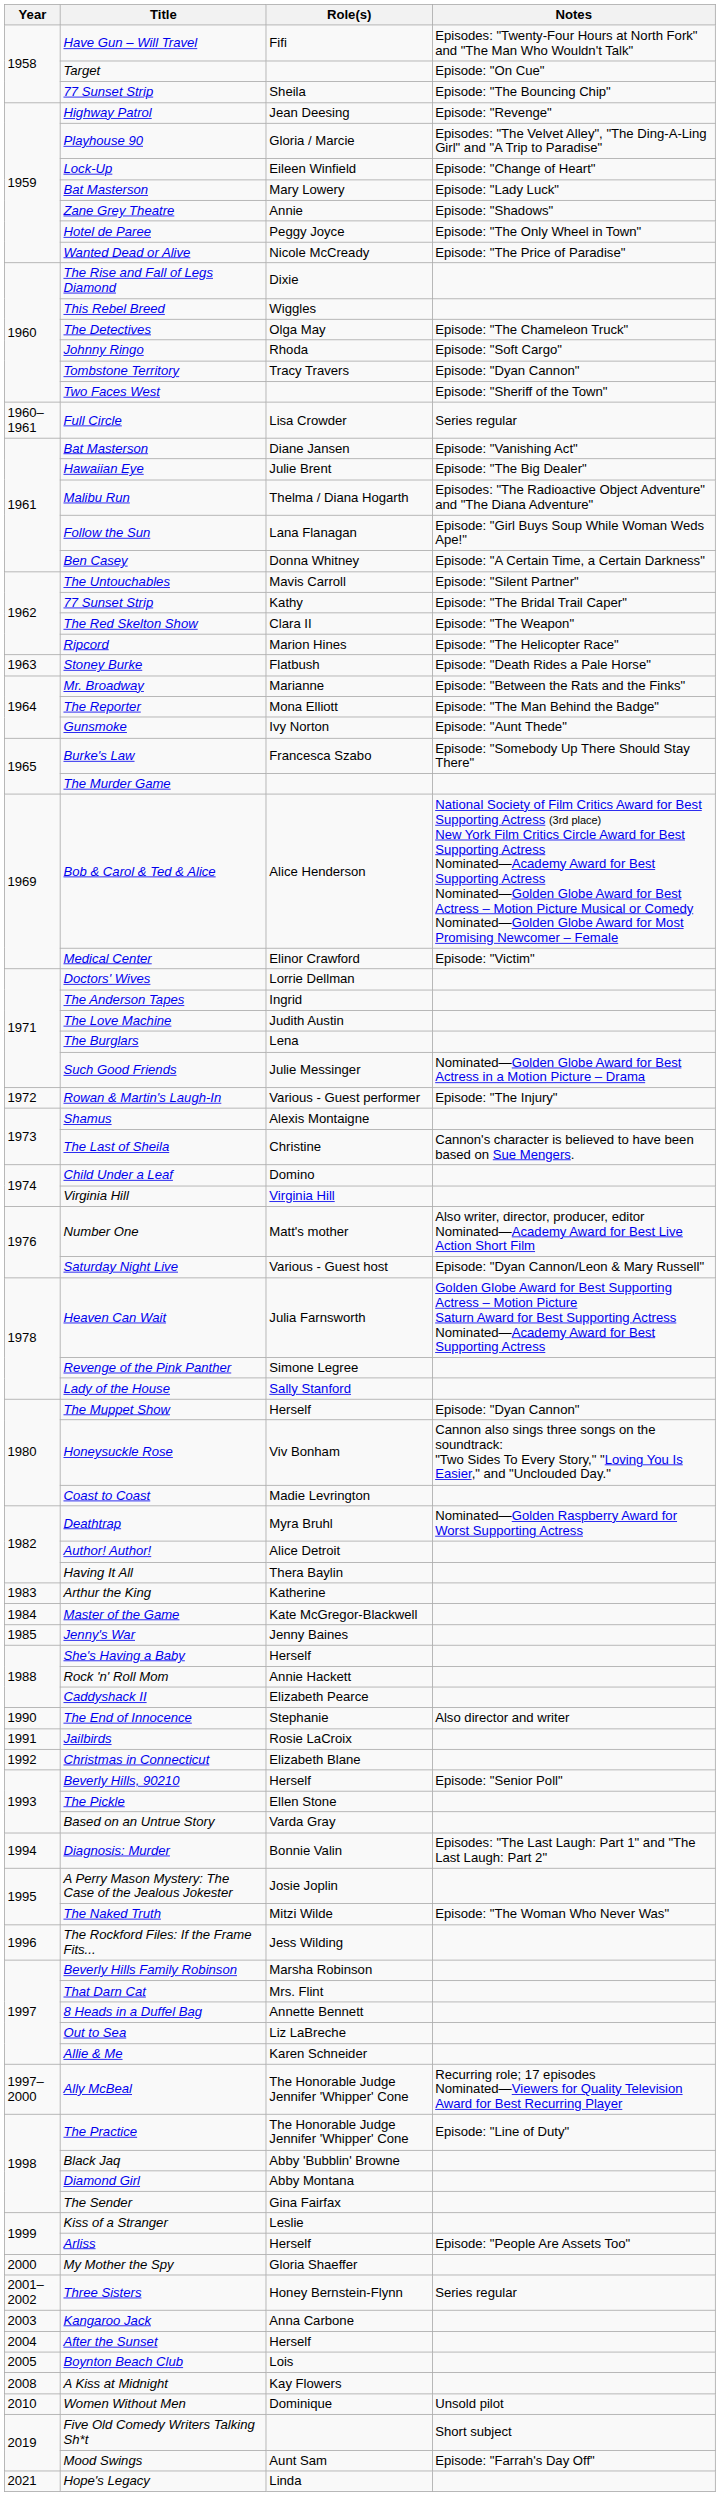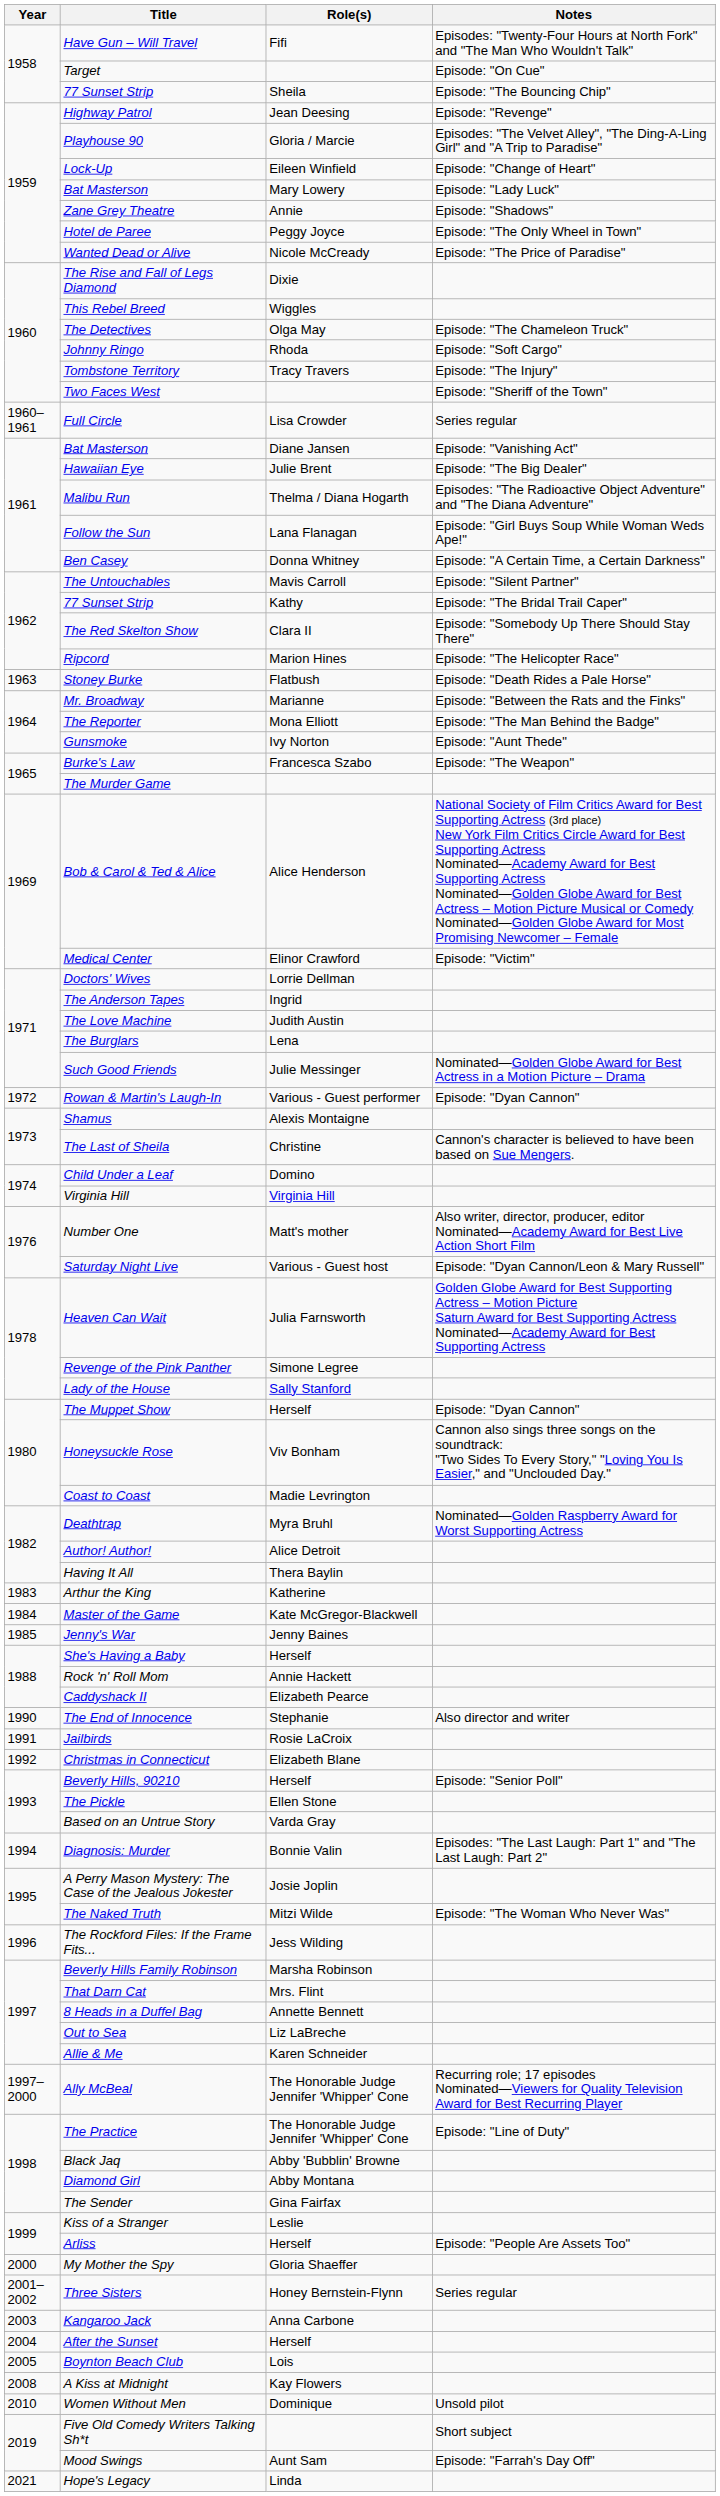(507, 371) Episode: "Dyan Cannon" -> (496, 371) Episode: "The Injury"
(505, 623) Episode: "The Weapon" -> (562, 631) Episode: "Somebody Up There Should Stay There"
(562, 755) Episode: "Somebody Up There Should Stay There" -> (505, 763) Episode: "The Weapon"
(496, 1098) Episode: "The Injury" -> (507, 1098) Episode: "Dyan Cannon"
